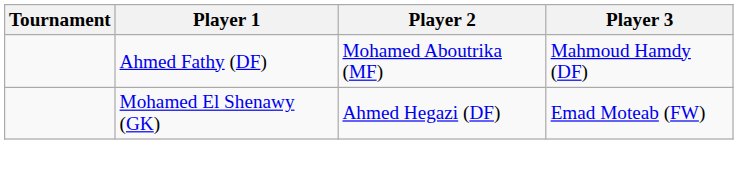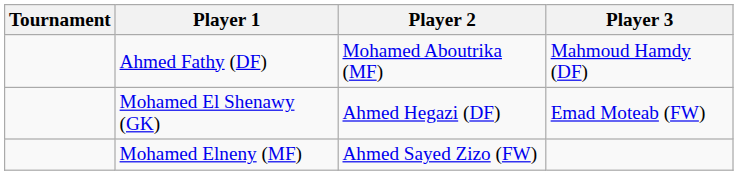+ row: (211, 154)
